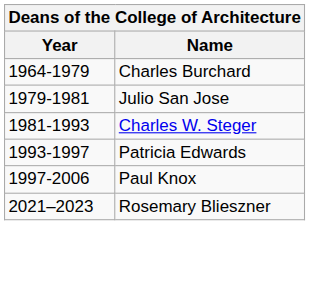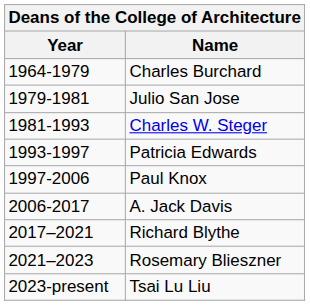+ row: (181, 206)
+ row: (185, 233)
+ row: (170, 286)
